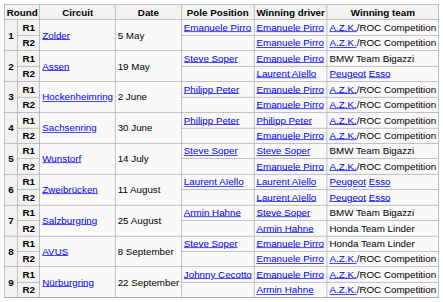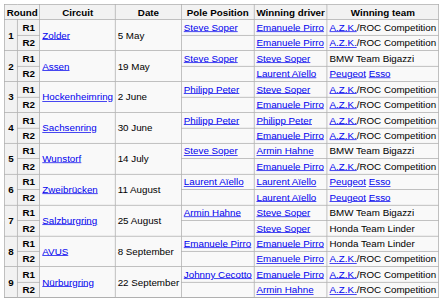(218, 27) Emanuele Pirro -> (211, 27) Steve Soper
(290, 58) Emanuele Pirro -> (283, 58) Steve Soper
(290, 89) Emanuele Pirro -> (283, 89) Steve Soper
(283, 151) Steve Soper -> (285, 151) Armin Hahne
(285, 228) Armin Hahne -> (283, 228) Steve Soper
(211, 243) Steve Soper -> (218, 243) Emanuele Pirro
